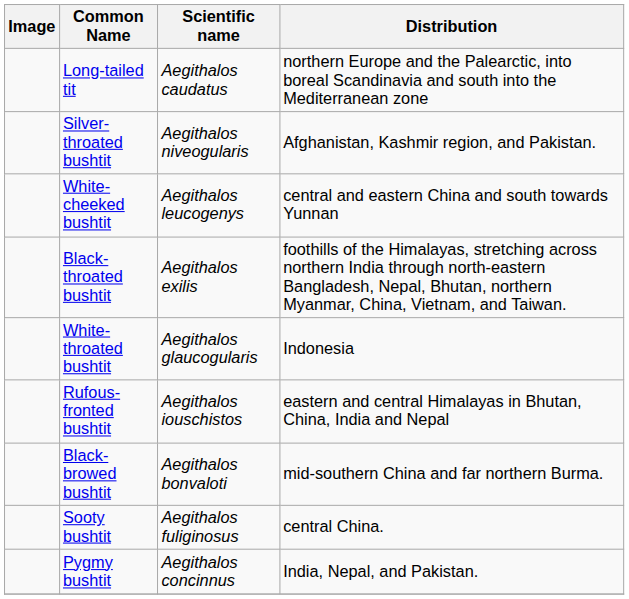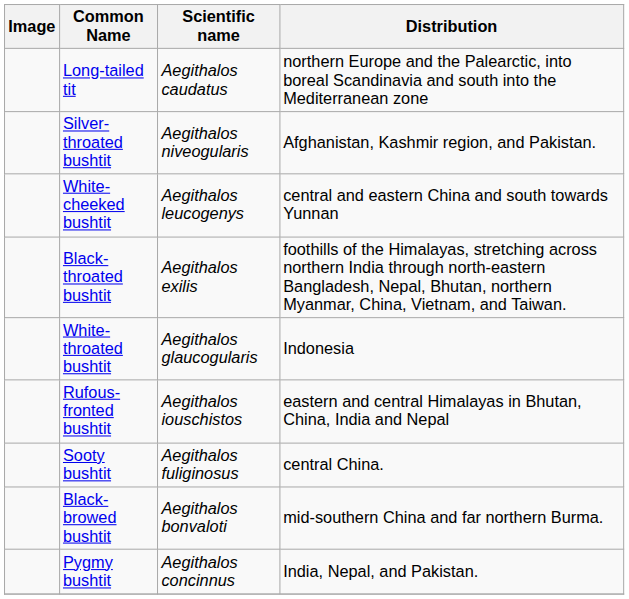rows swapped: (90, 474) <-> (87, 527)
